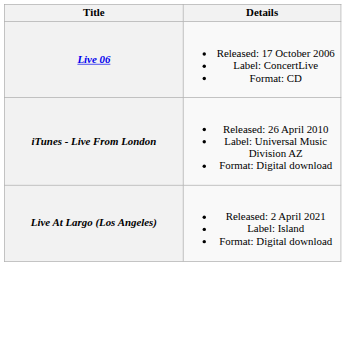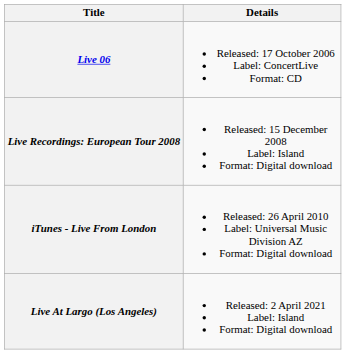+ row: (94, 141)
